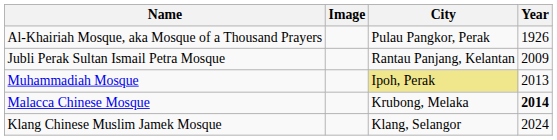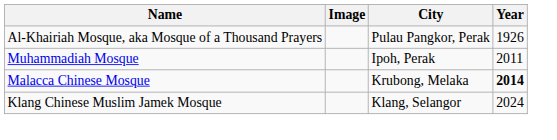- row: (116, 59)
(403, 80) khaki background -> (403, 59) no background
(535, 80) 2013 -> (510, 59) 2011
